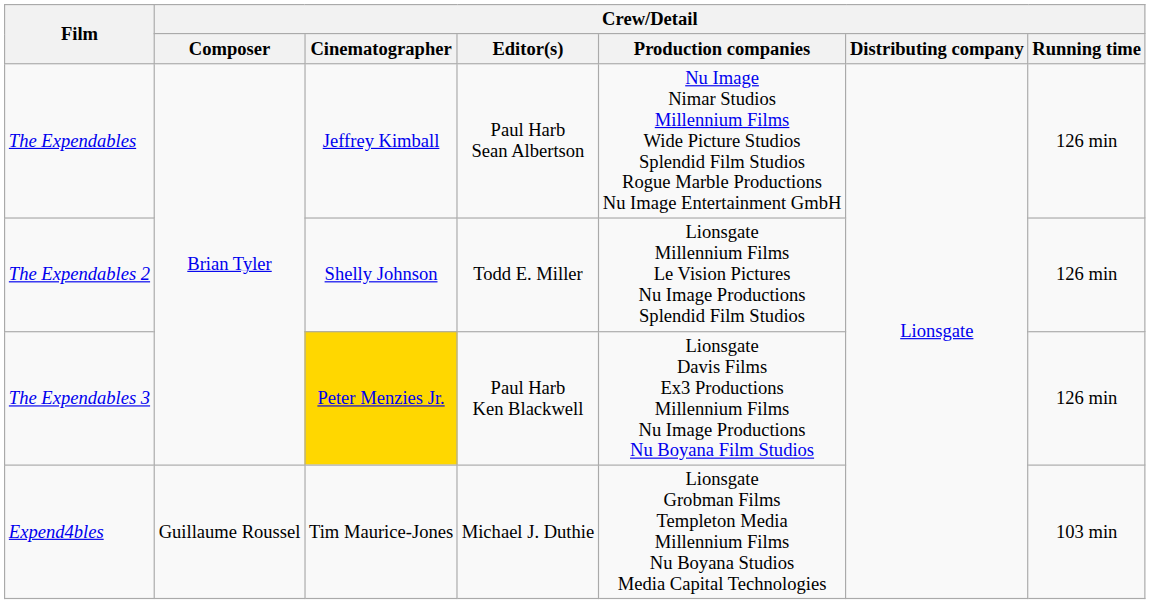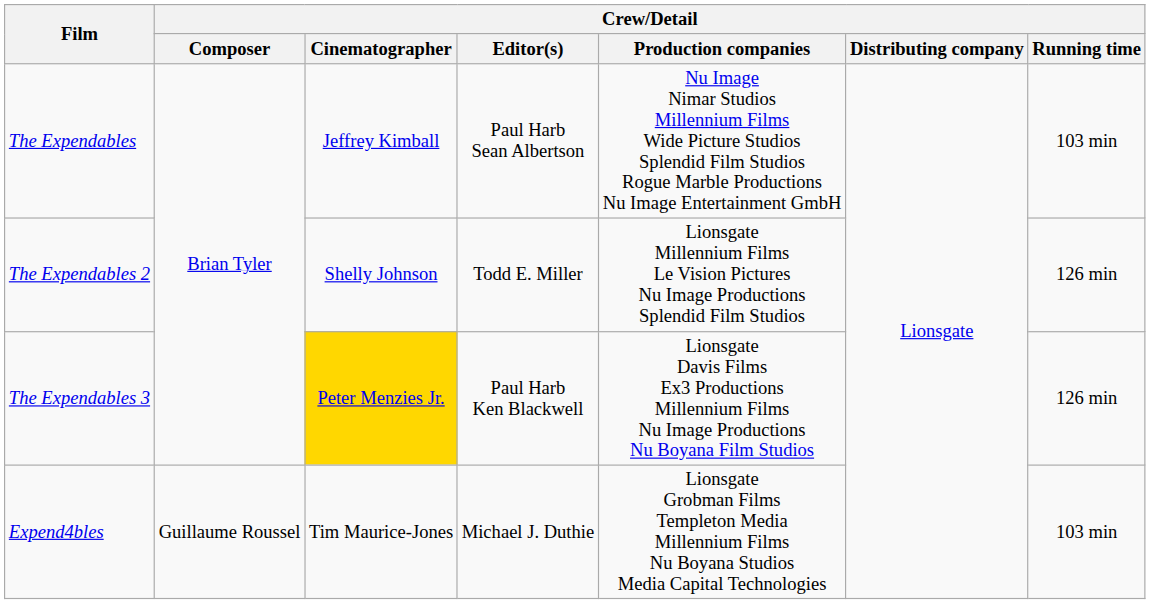(1087, 140) 126 min -> (1087, 140) 103 min
